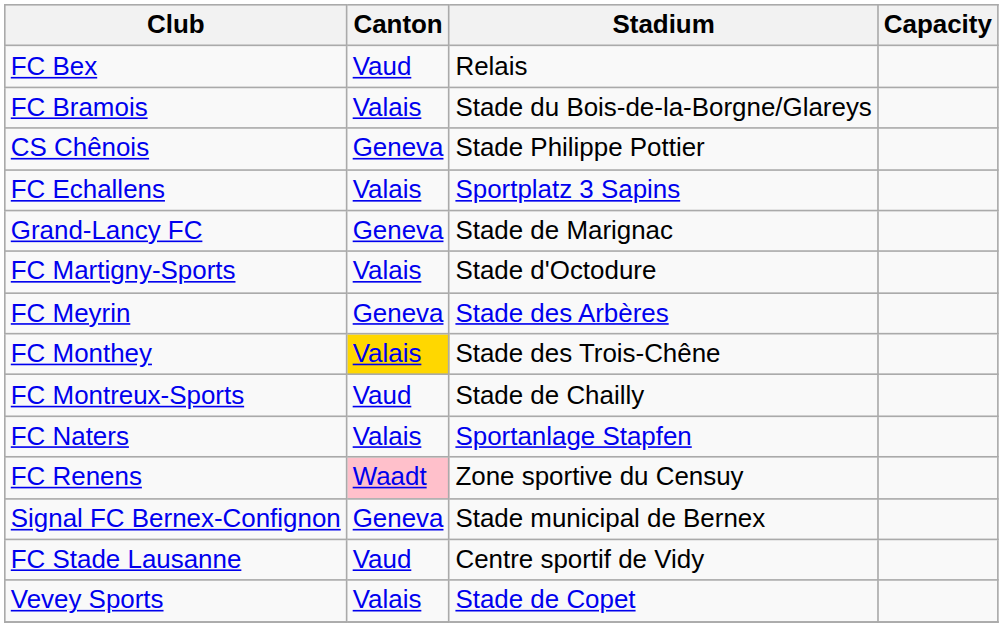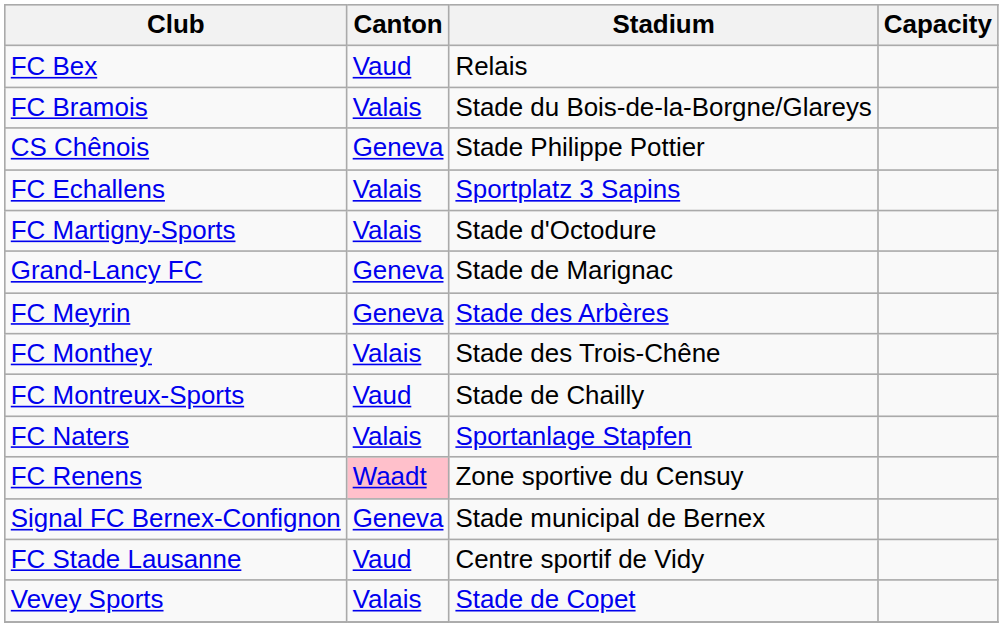rows swapped: (107, 230) <-> (123, 271)
(387, 353) gold background -> (387, 353) no background
